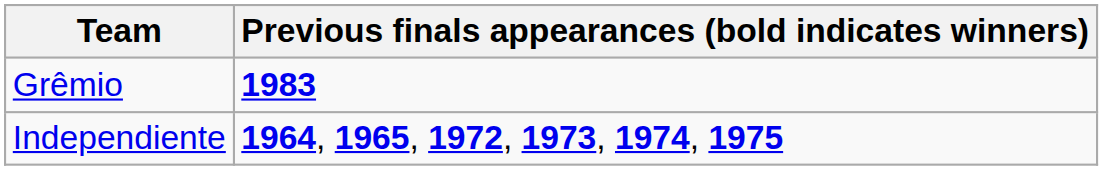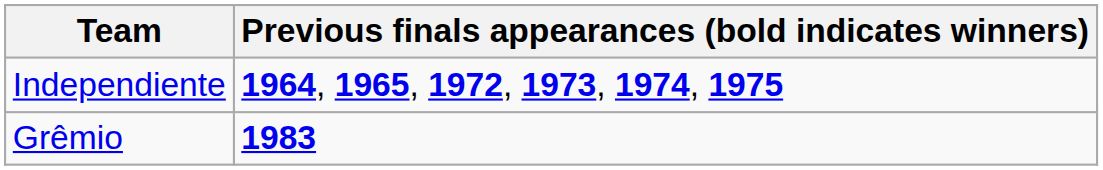rows swapped: (68, 84) <-> (119, 137)
